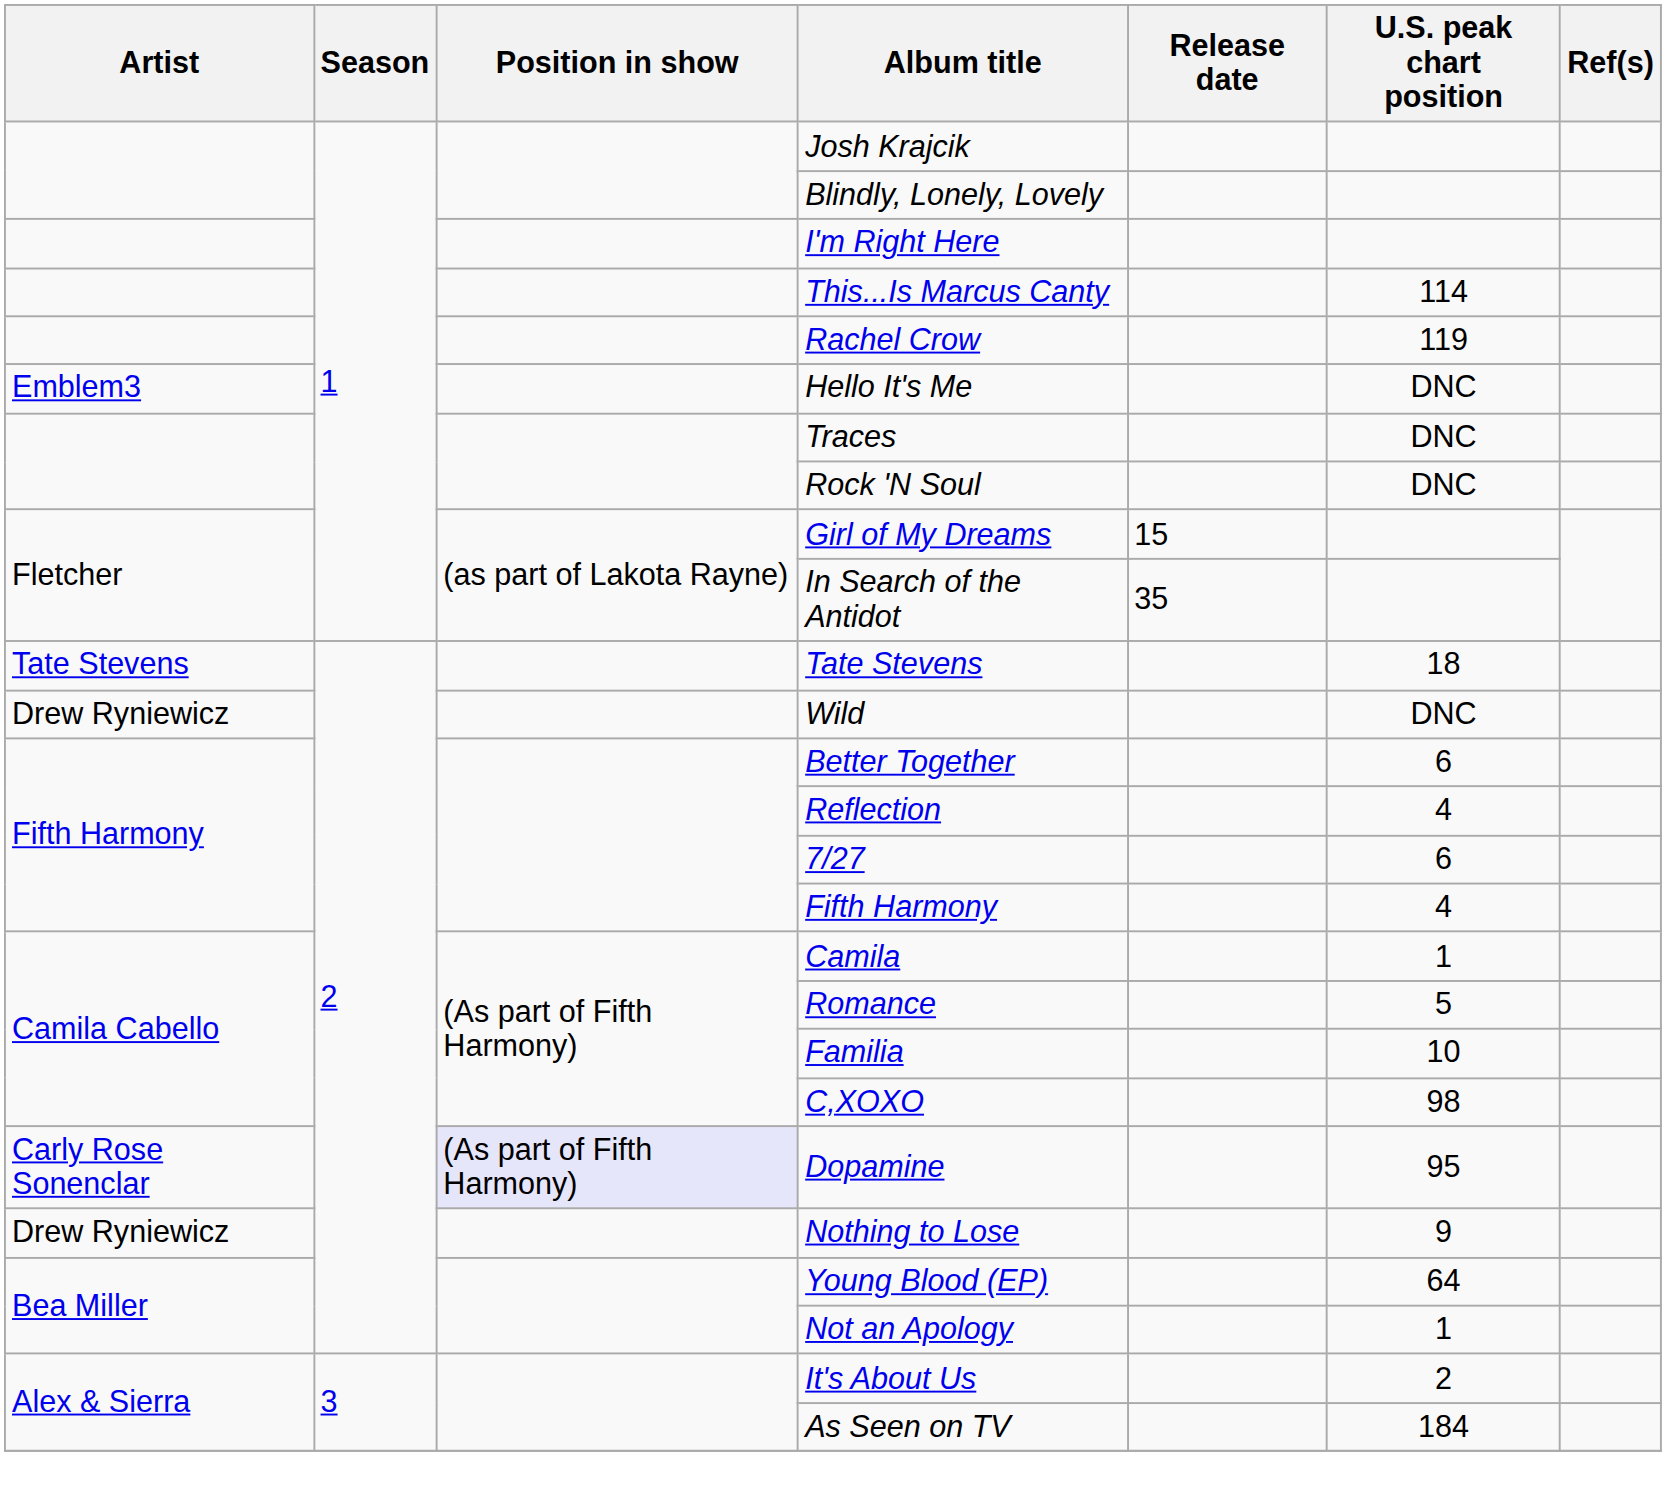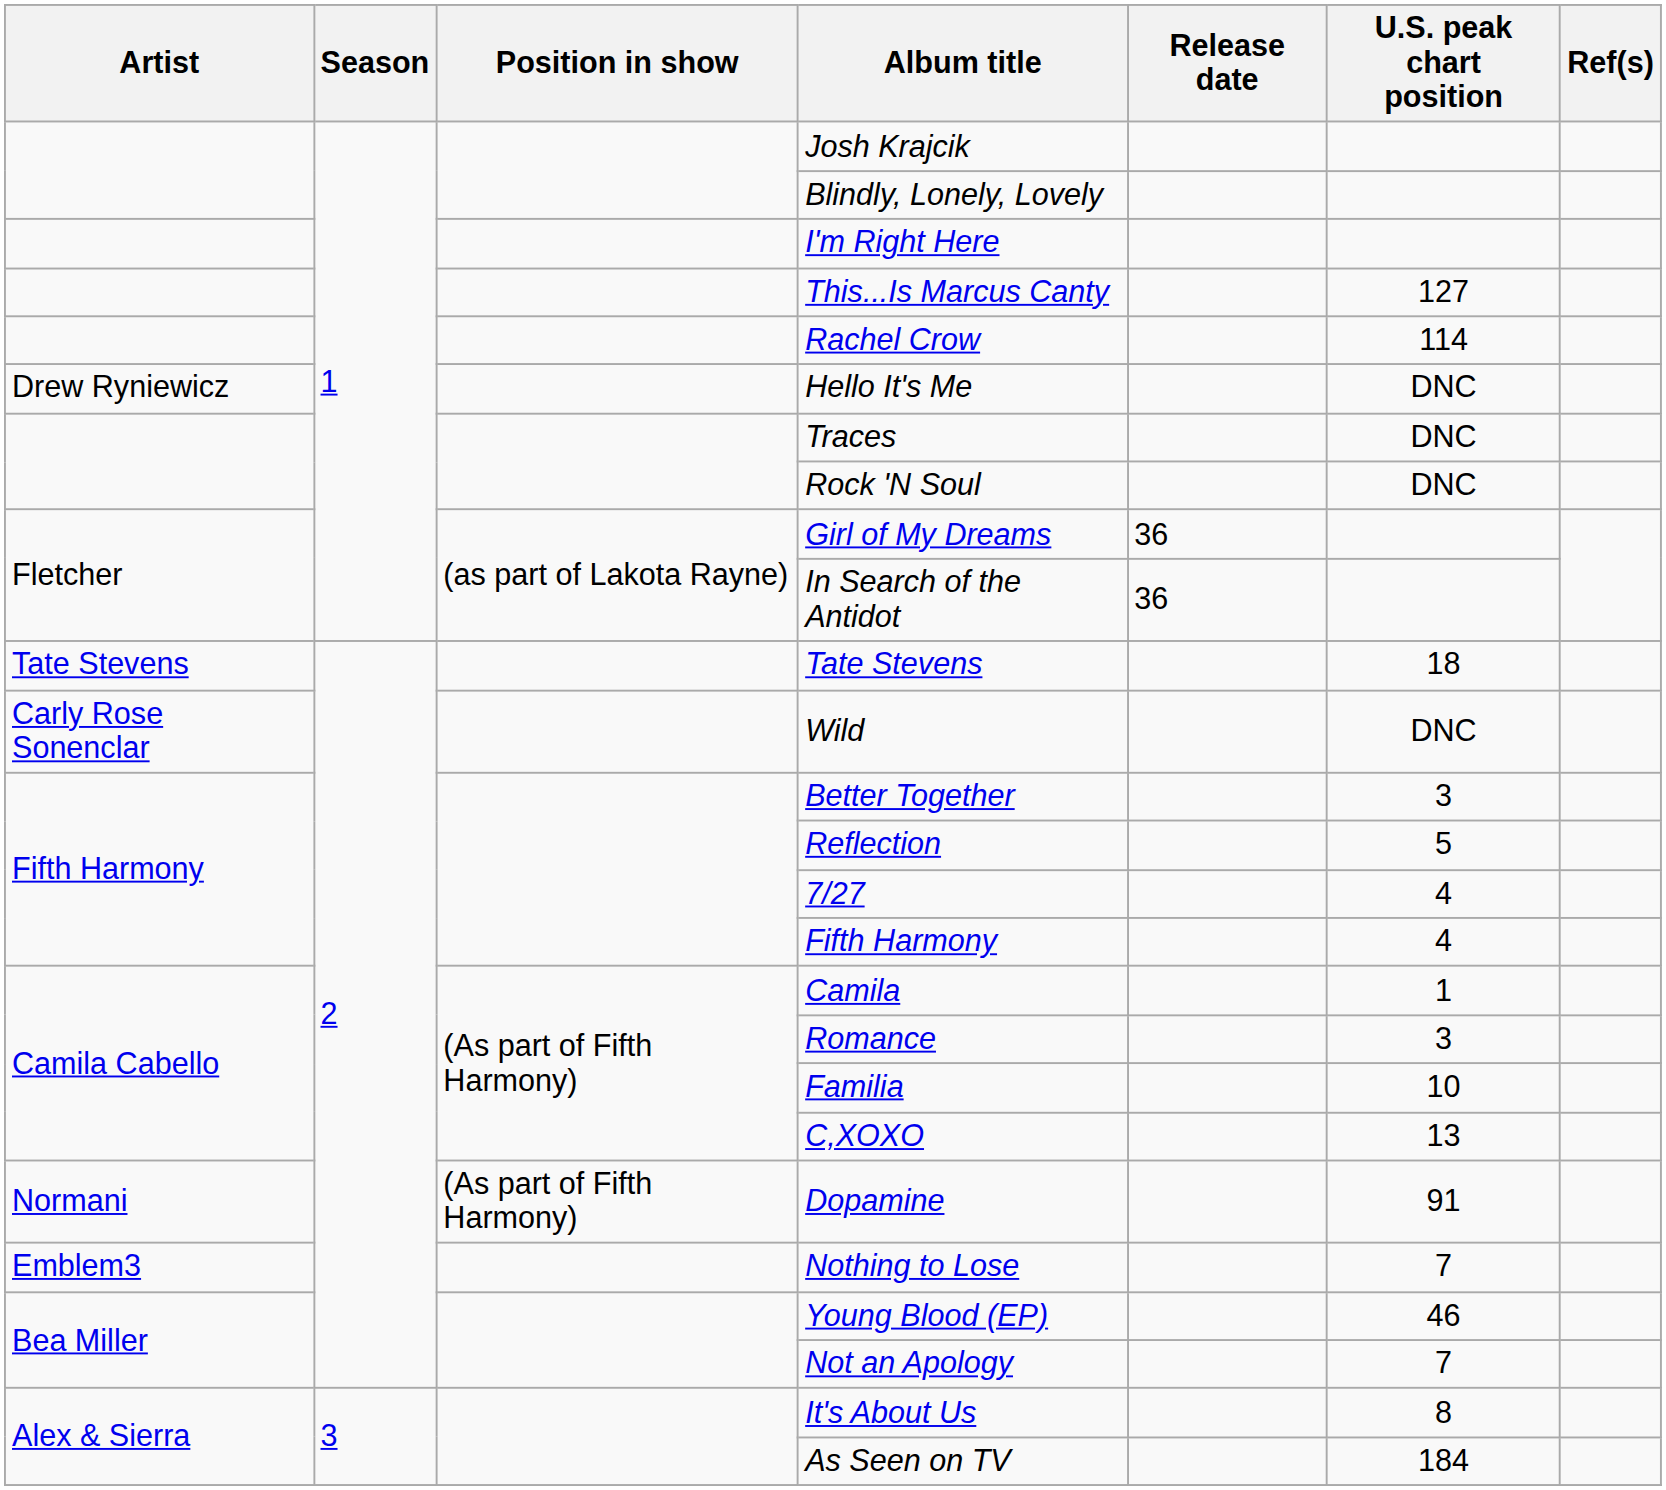(1444, 291) 114 -> (1444, 291) 127
(1444, 339) 119 -> (1444, 339) 114
(77, 388) Emblem3 -> (121, 388) Drew Ryniewicz
(1151, 533) 15 -> (1151, 533) 36
(1151, 599) 35 -> (1151, 599) 36
(121, 713) Drew Ryniewicz -> (88, 730) Carly Rose Sonenclar
(1444, 761) 6 -> (1444, 796) 3
(1444, 810) 4 -> (1444, 844) 5
(1444, 858) 6 -> (1444, 893) 4
(1444, 1004) 5 -> (1444, 1038) 3
(1444, 1101) 98 -> (1444, 1135) 13
(88, 1166) Carly Rose Sonenclar -> (70, 1201) Normani
(548, 1166) lavender background -> (548, 1201) no background
(1444, 1166) 95 -> (1444, 1201) 91
(121, 1232) Drew Ryniewicz -> (77, 1266) Emblem3
(1444, 1232) 9 -> (1444, 1266) 7
(1444, 1280) 64 -> (1444, 1315) 46
(1444, 1329) 1 -> (1444, 1363) 7
(1444, 1377) 2 -> (1444, 1412) 8
